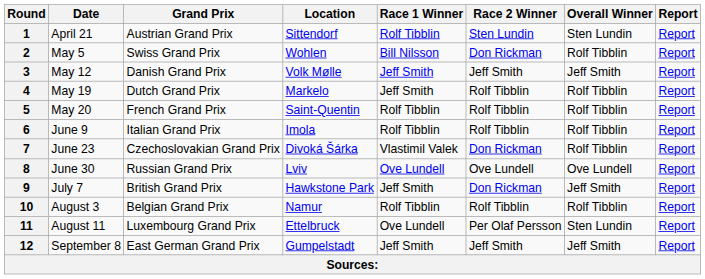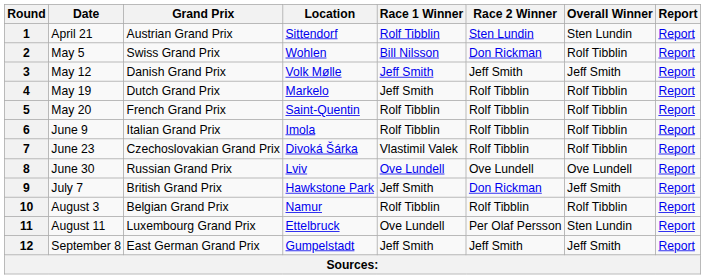(505, 149) Don Rickman -> (499, 149) Rolf Tibblin
